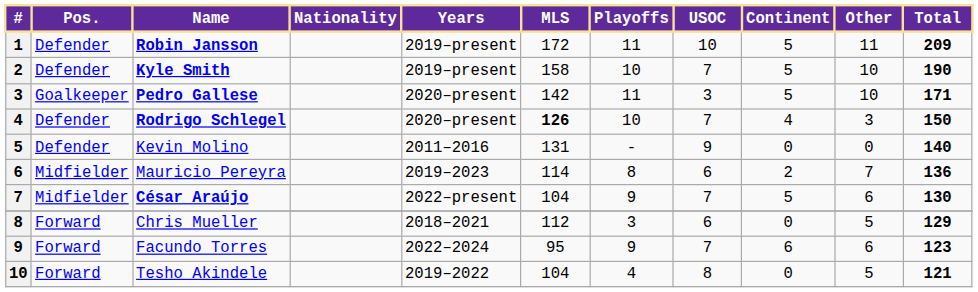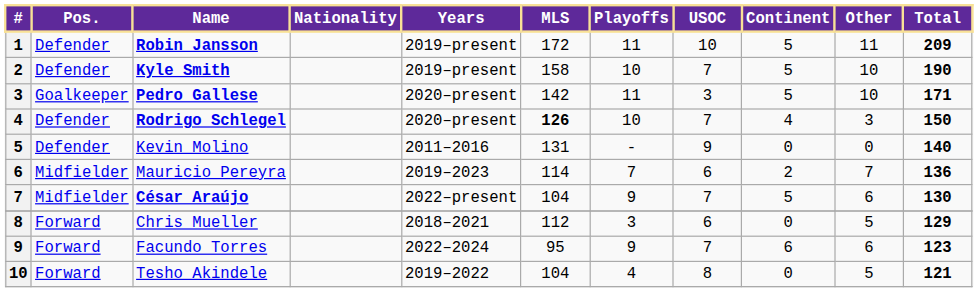(631, 172) 8 -> (631, 172) 7
